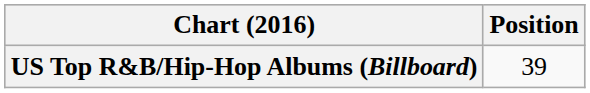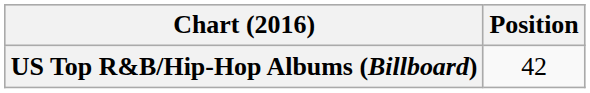(534, 66) 39 -> (534, 66) 42
